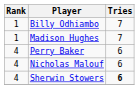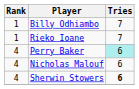+ row: (57, 38)
- row: (64, 38)
(120, 51) no background -> (120, 51) paleturquoise background
